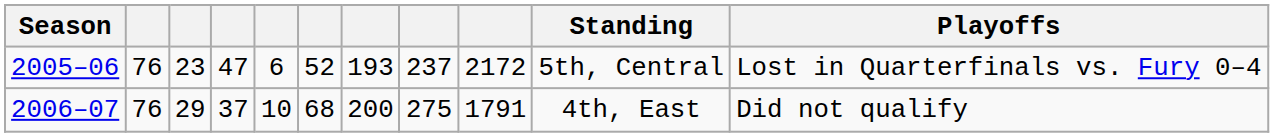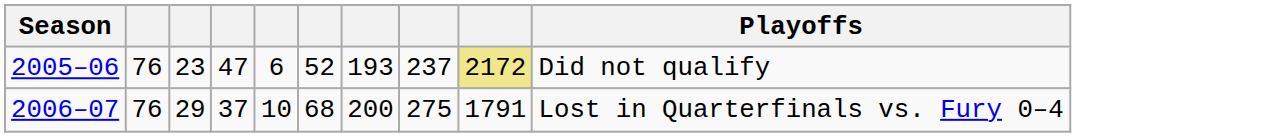- column: (631, 26)
(495, 68) no background -> (495, 68) khaki background
(999, 68) Lost in Quarterfinals vs. Fury 0–4 -> (654, 68) Did not qualify
(852, 110) Did not qualify -> (801, 110) Lost in Quarterfinals vs. Fury 0–4
